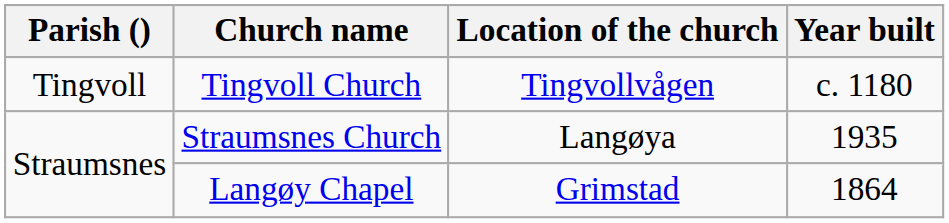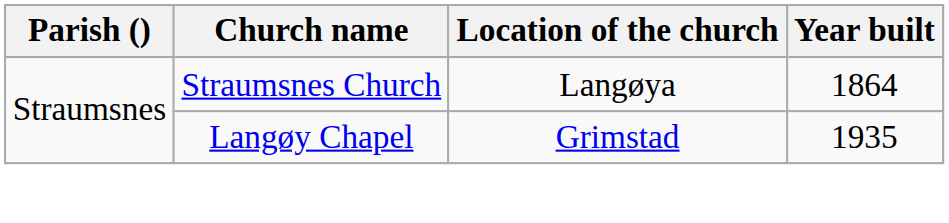- row: (311, 83)
(864, 136) 1935 -> (864, 83) 1864
(864, 189) 1864 -> (864, 136) 1935
